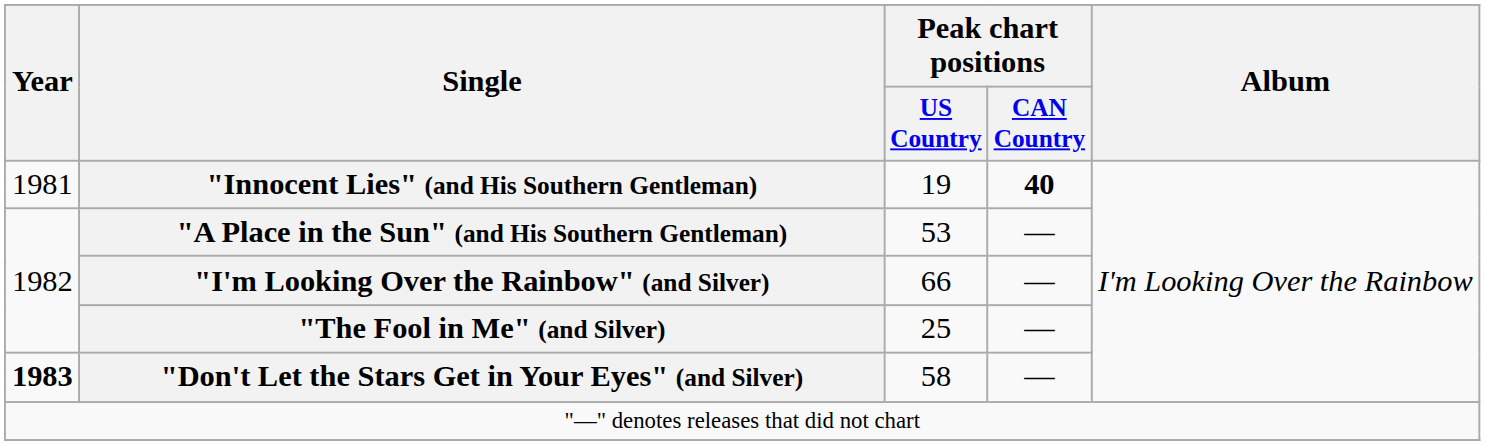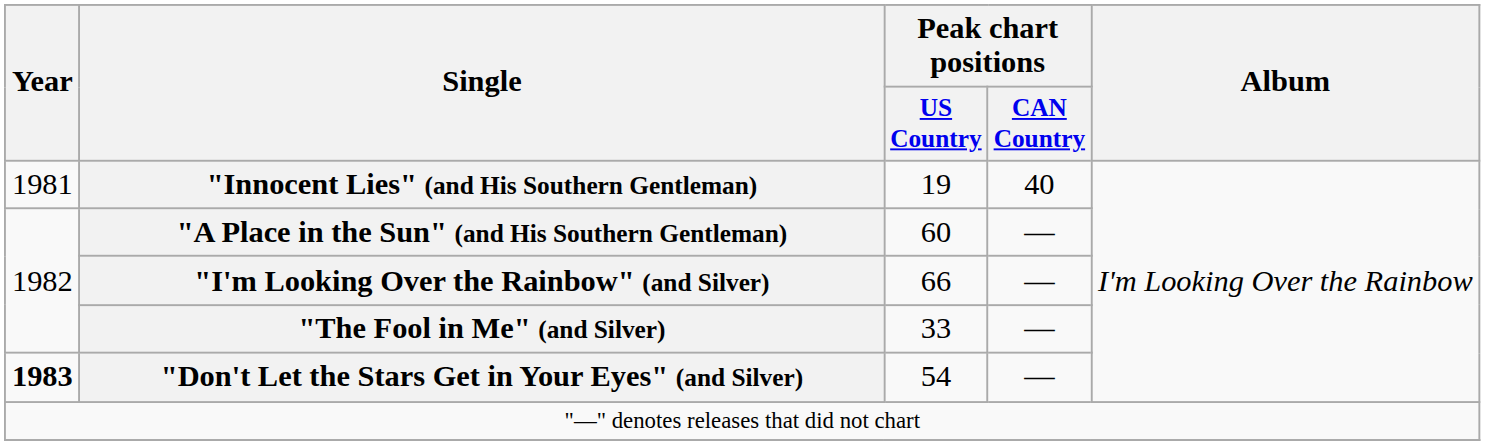(1039, 183) bold -> (1039, 183) normal
(936, 232) 53 -> (936, 232) 60
(936, 328) 25 -> (936, 328) 33
(936, 376) 58 -> (936, 376) 54
